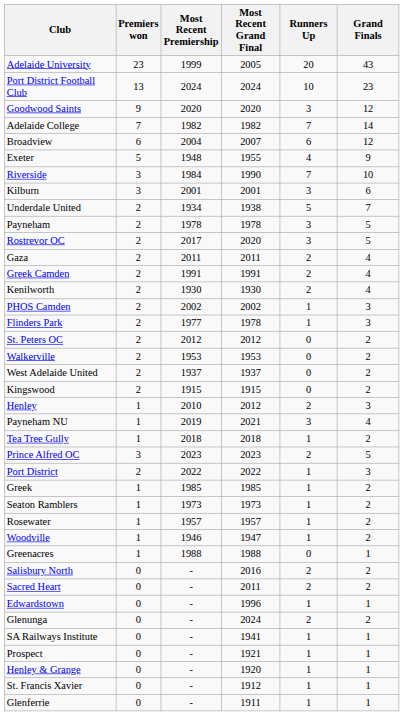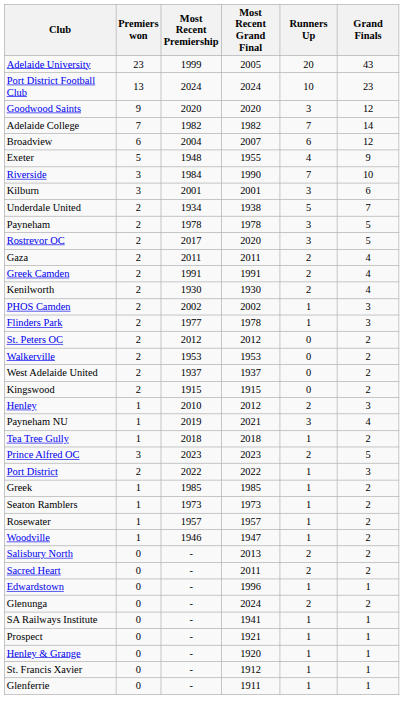- row: (30, 554)
(251, 570) 2016 -> (251, 554) 2013
